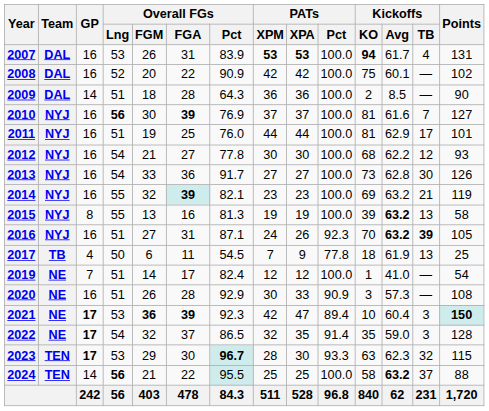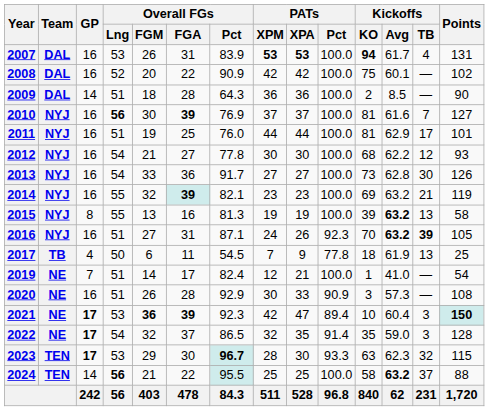(302, 275) 12 -> (302, 275) 21
